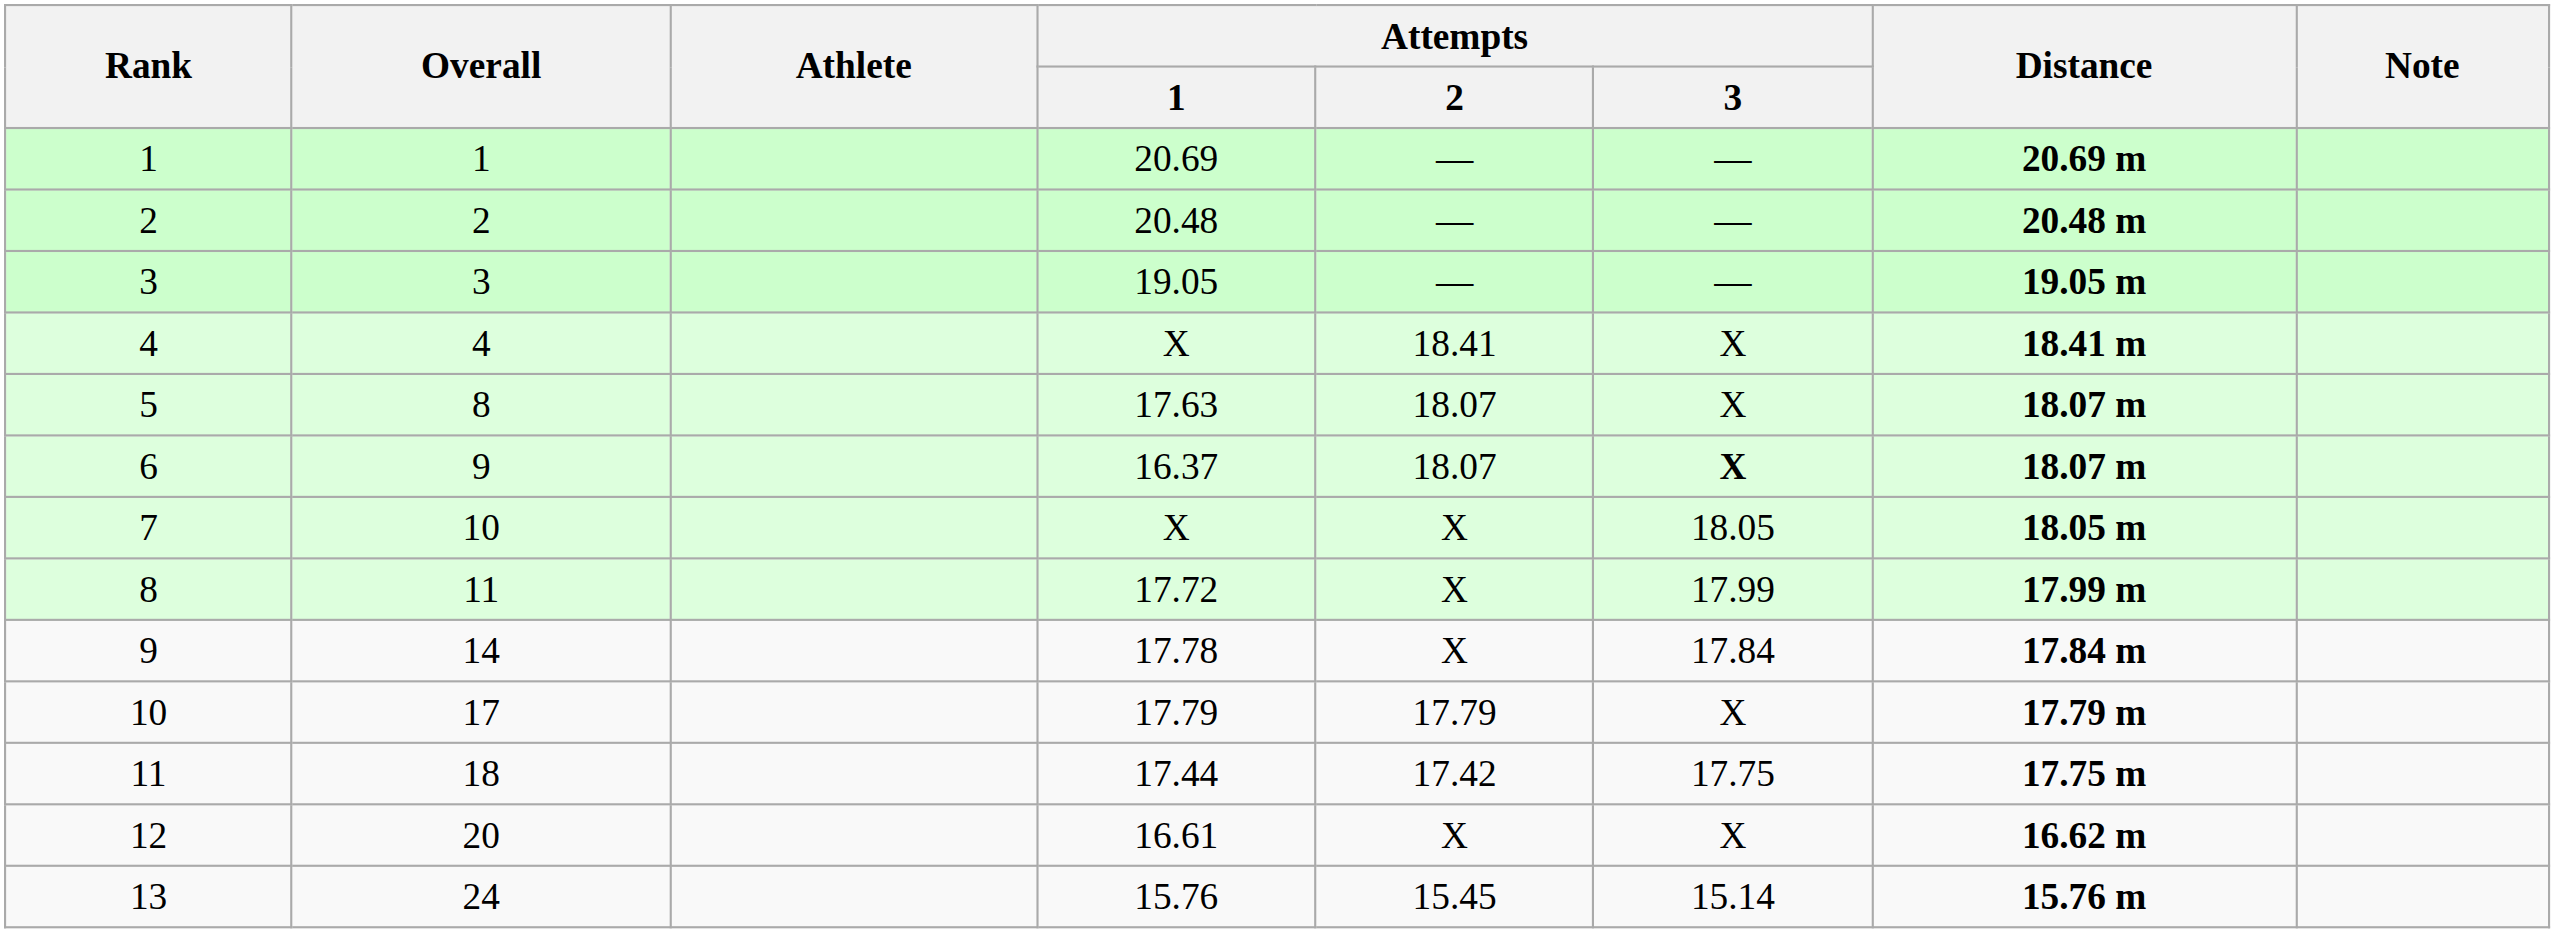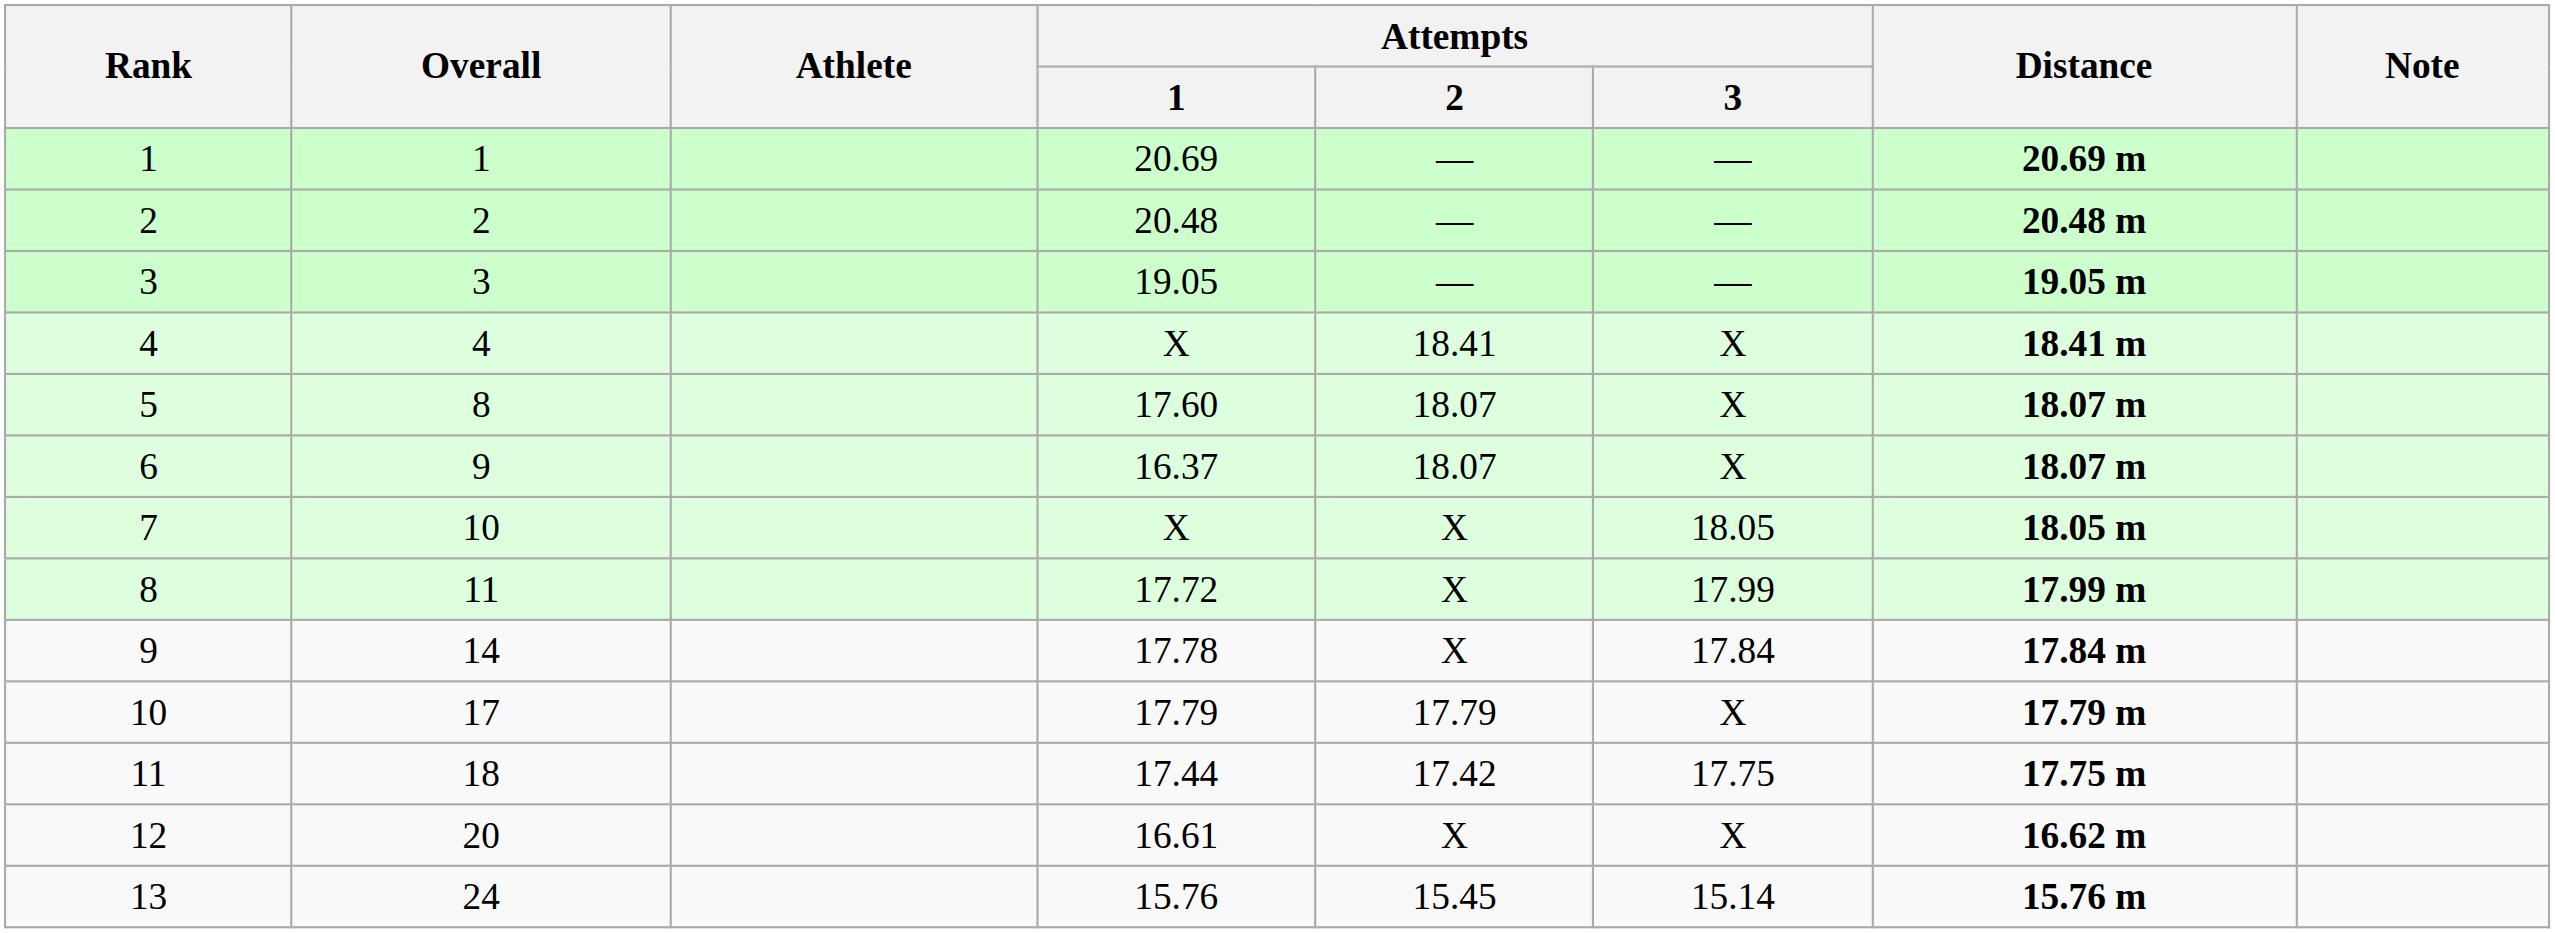(1176, 404) 17.63 -> (1176, 404) 17.60
(1733, 465) bold -> (1733, 465) normal
